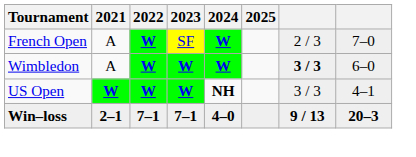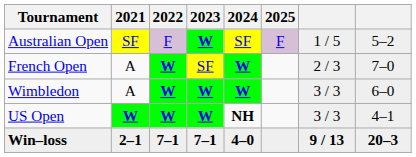+ row: (58, 41)
(307, 65) bold -> (327, 90) normal
